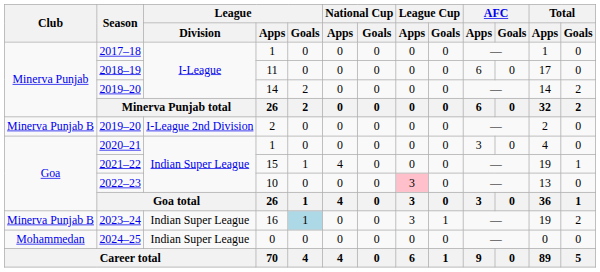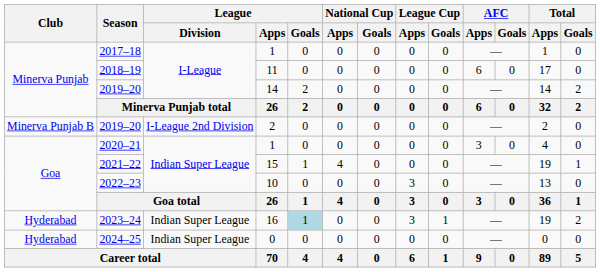(412, 182) pink background -> (412, 182) no background
(51, 220) Minerva Punjab B -> (51, 220) Hyderabad
(51, 239) Mohammedan -> (51, 239) Hyderabad
